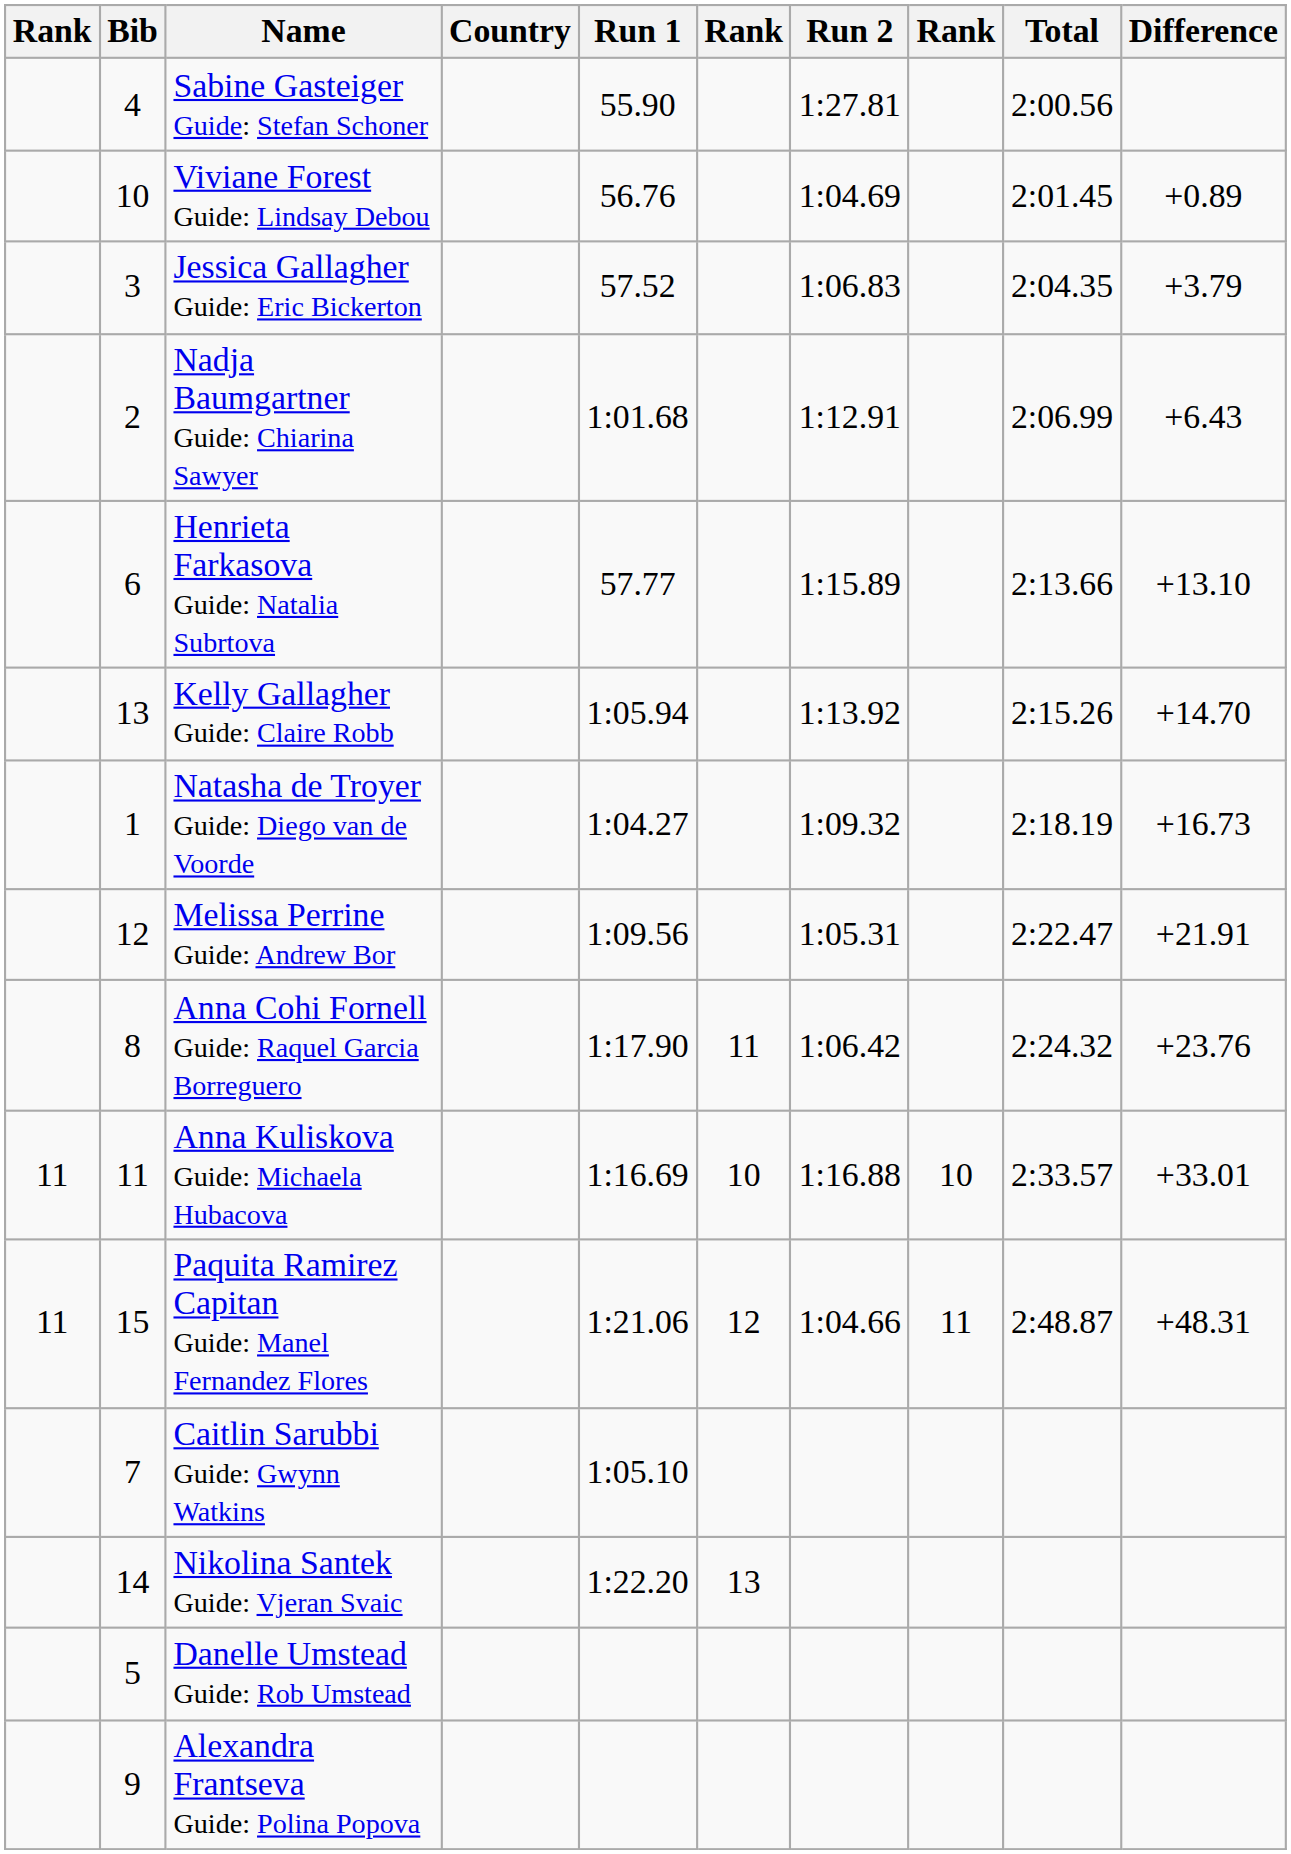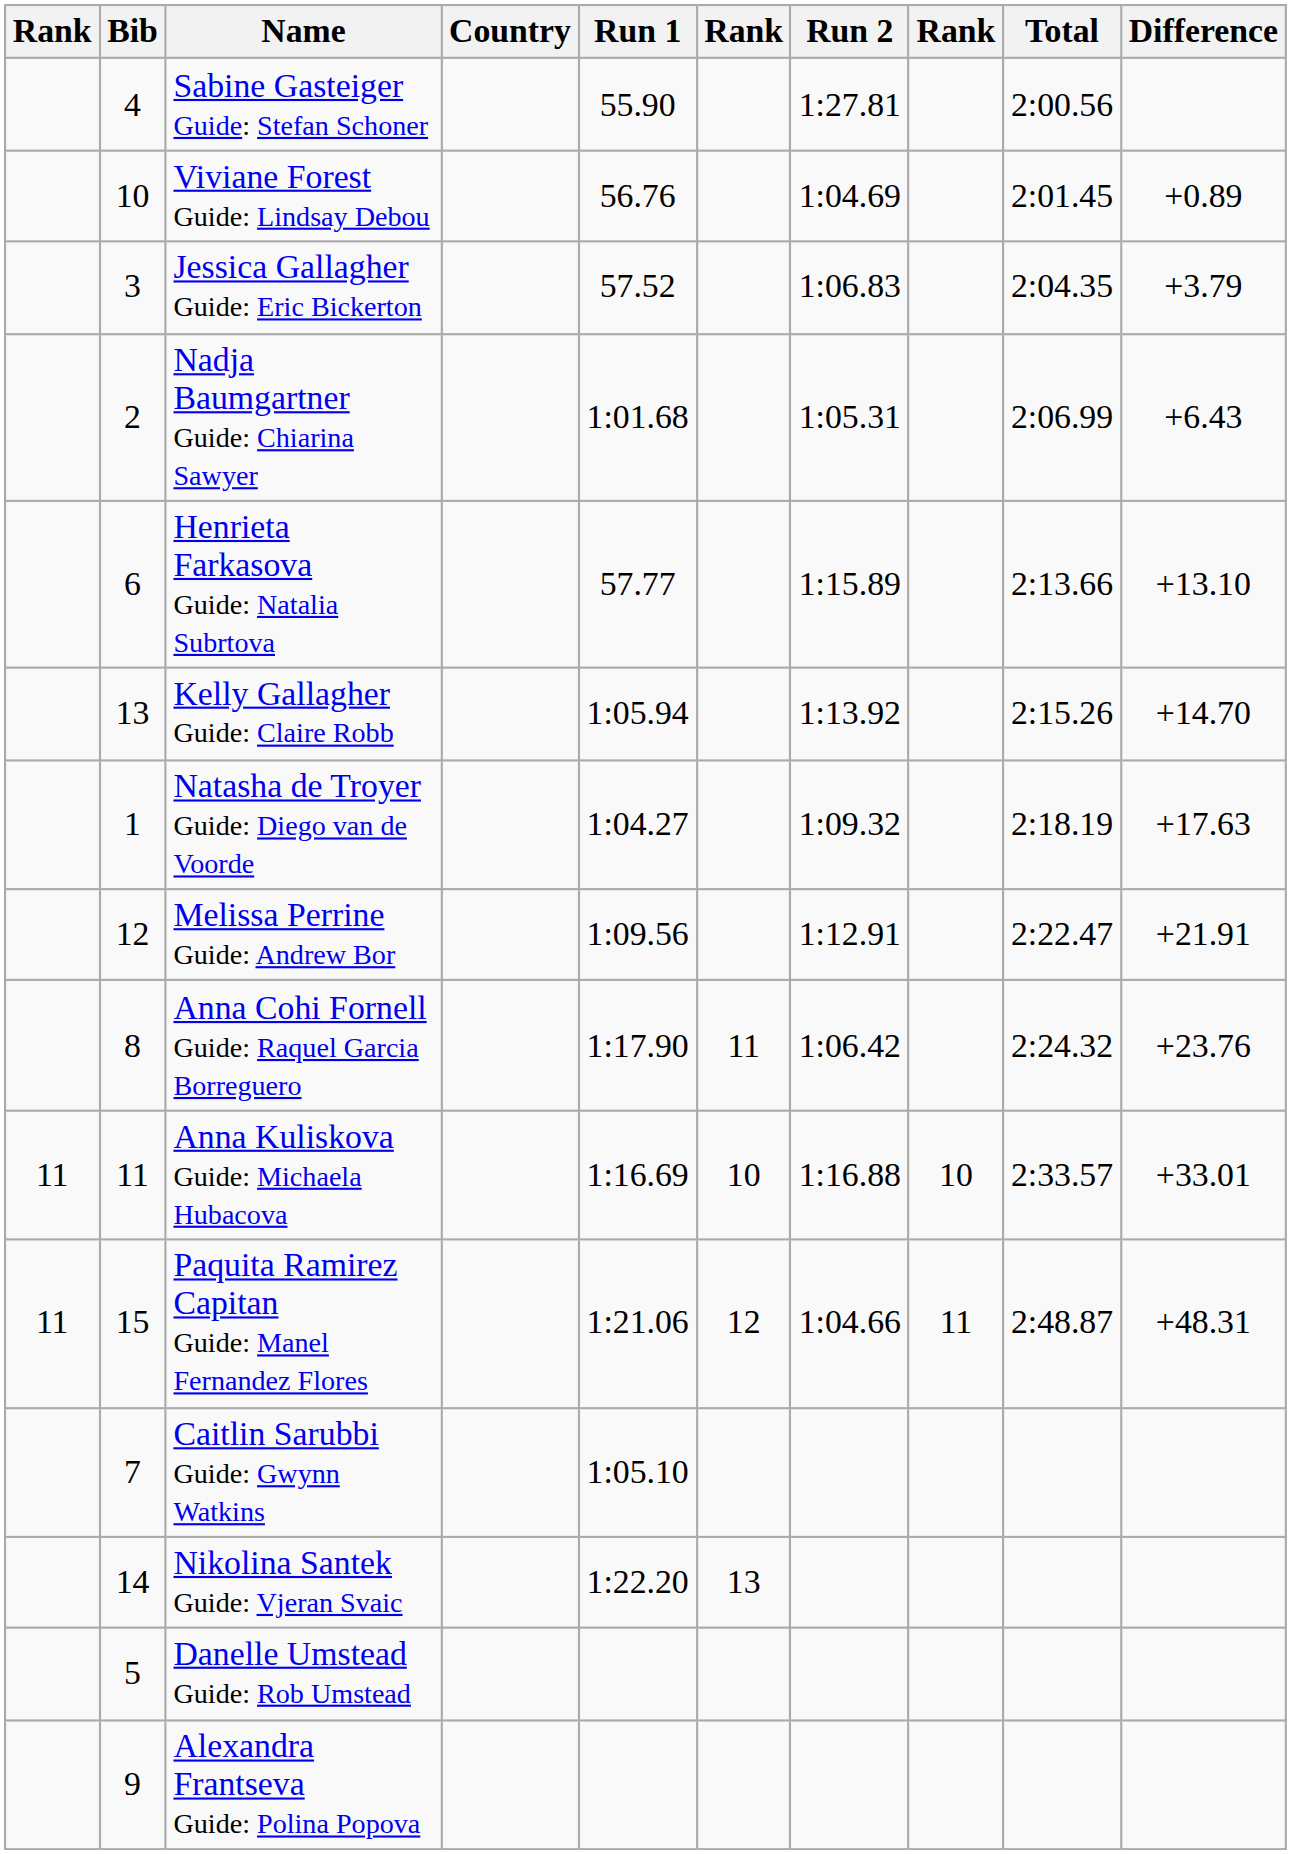(850, 416) 1:12.91 -> (850, 416) 1:05.31
(1203, 823) +16.73 -> (1203, 823) +17.63
(850, 934) 1:05.31 -> (850, 934) 1:12.91
